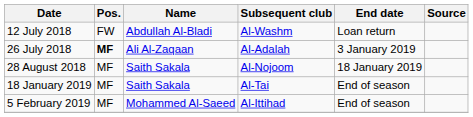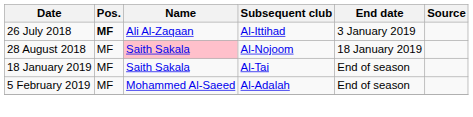- row: (39, 31)
(265, 49) Al-Adalah -> (263, 31) Al-Ittihad
(158, 67) no background -> (158, 49) pink background
(263, 103) Al-Ittihad -> (265, 85) Al-Adalah
